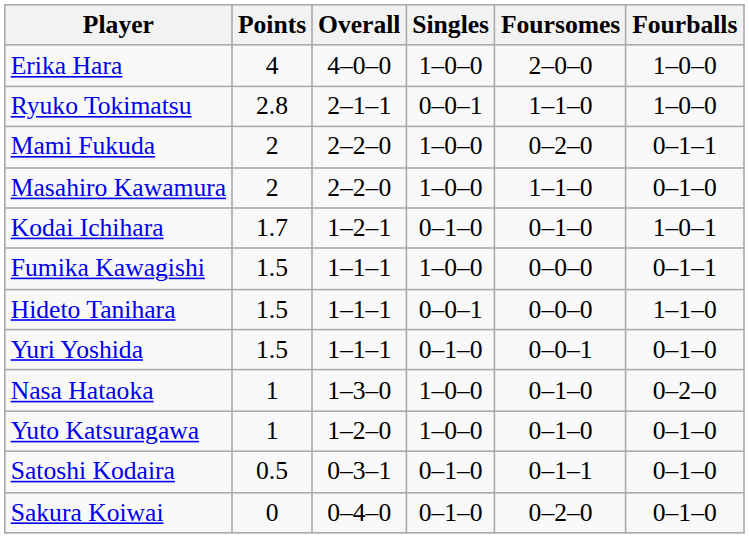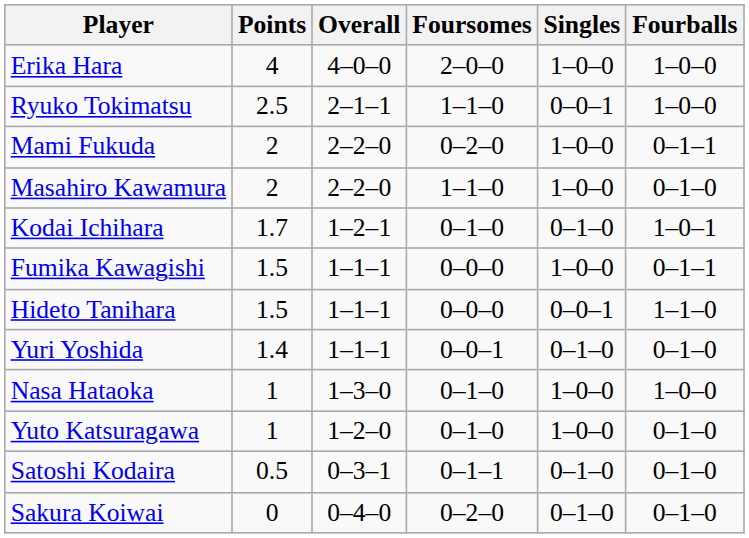columns swapped: (451, 24) <-> (561, 24)
(272, 106) 2.8 -> (272, 106) 2.5
(272, 349) 1.5 -> (272, 349) 1.4
(685, 390) 0–2–0 -> (685, 390) 1–0–0
